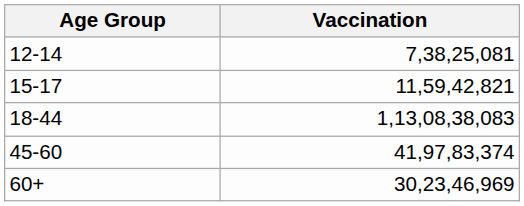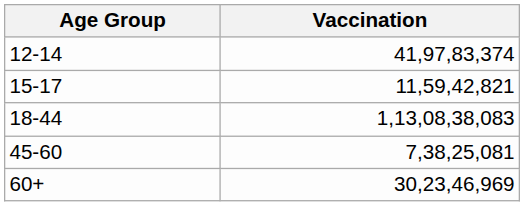(460, 53) 7,38,25,081 -> (454, 53) 41,97,83,374
(454, 151) 41,97,83,374 -> (460, 151) 7,38,25,081
